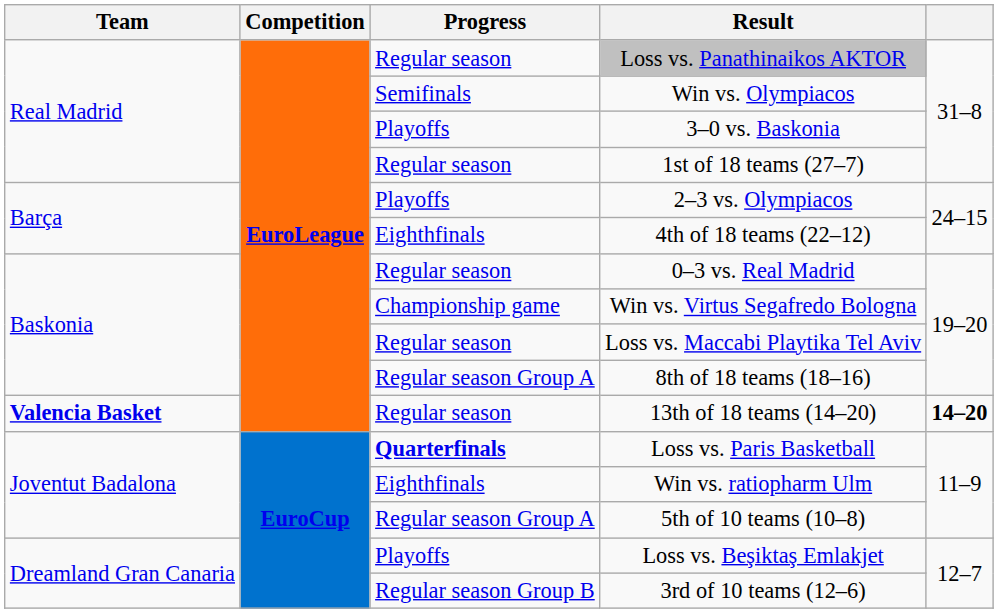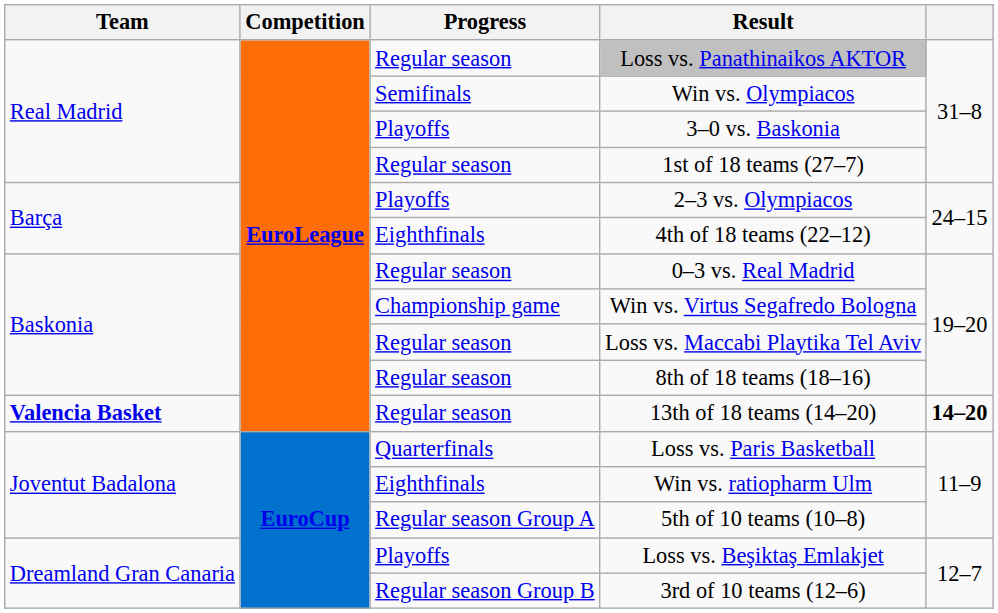(485, 377) Regular season Group A -> (443, 377) Regular season
(440, 448) bold -> (434, 448) normal
